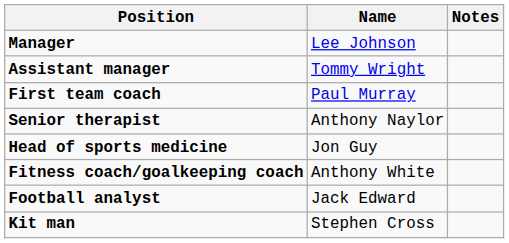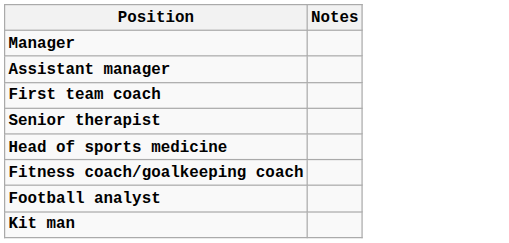- column: (378, 18)
